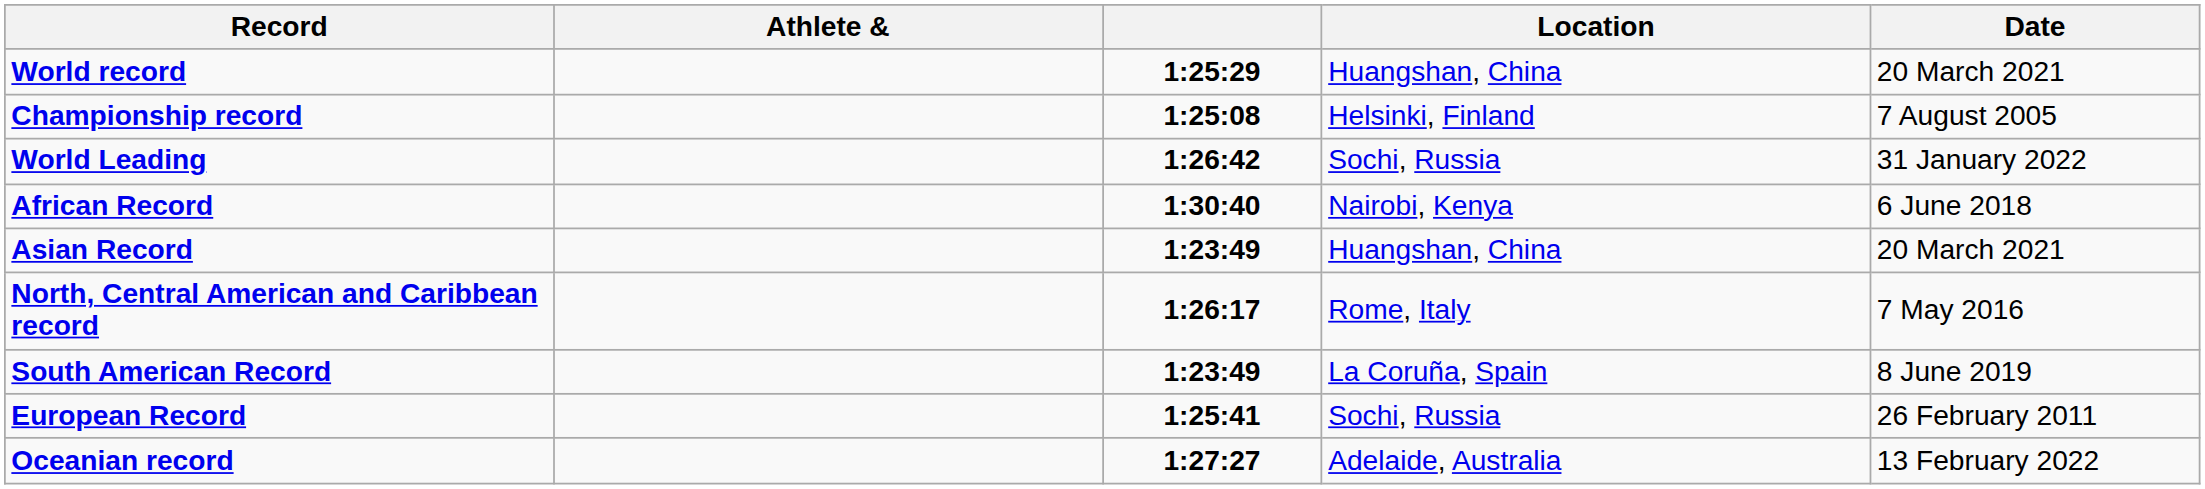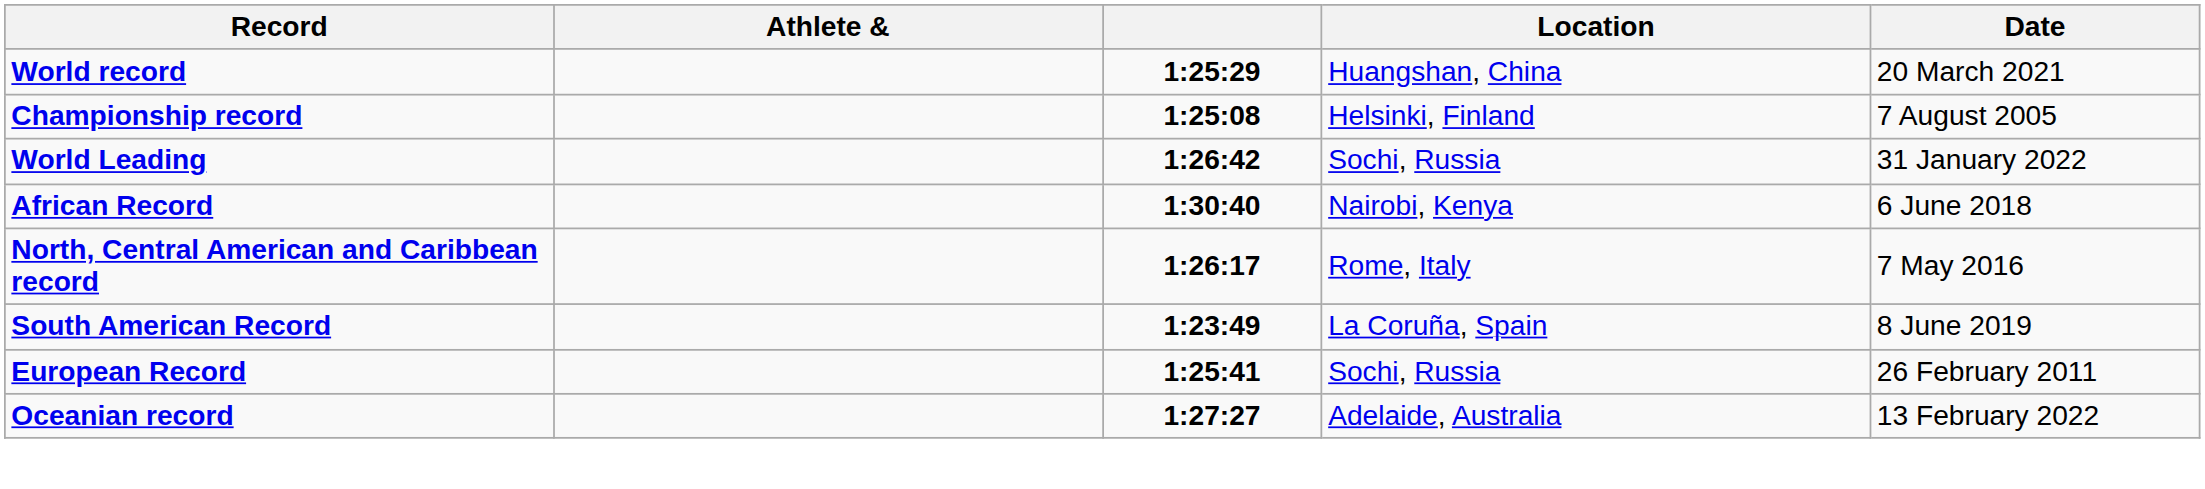- row: (102, 250)
